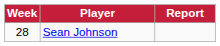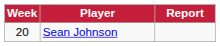(22, 32) 28 -> (22, 32) 20
